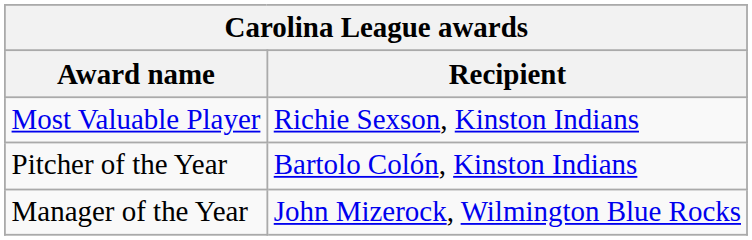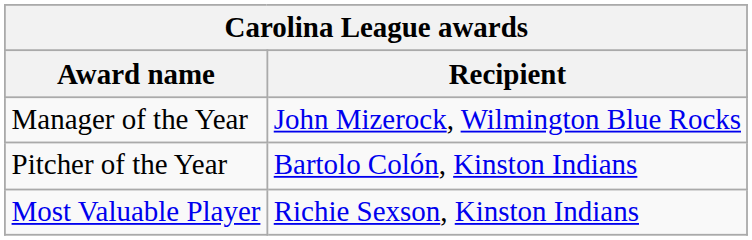rows swapped: (136, 119) <-> (130, 211)
